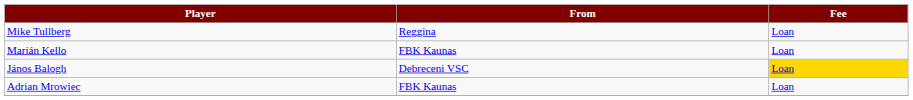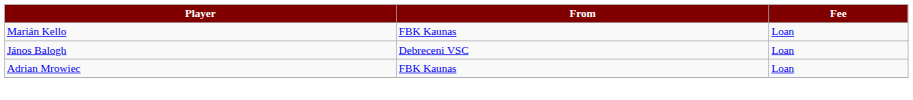- row: (39, 32)
(783, 68) gold background -> (783, 50) no background
